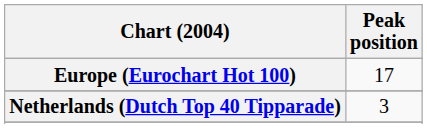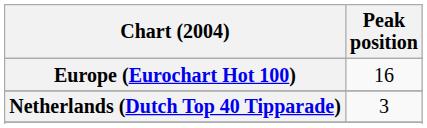(384, 74) 17 -> (384, 74) 16
